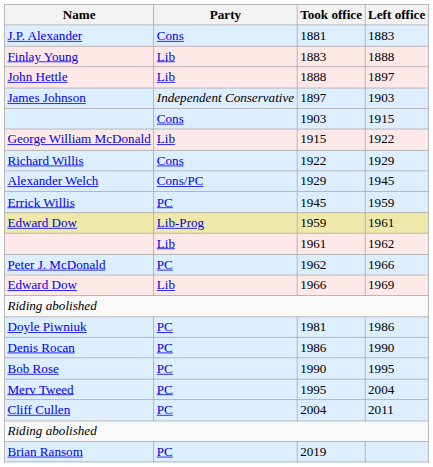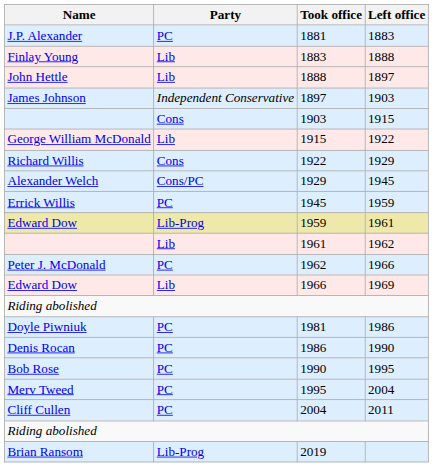(170, 35) Cons -> (165, 35) PC
(165, 451) PC -> (180, 451) Lib-Prog
